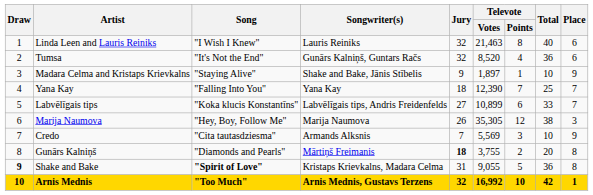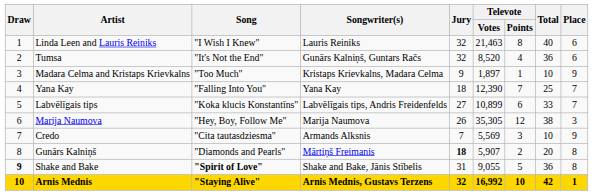(225, 74) "Staying Alive" -> (218, 74) "Too Much"
(362, 74) Shake and Bake, Jānis Stībelis -> (373, 74) Kristaps Krievkalns, Madara Celma
(489, 151) 3,755 -> (489, 151) 5,907
(373, 167) Kristaps Krievkalns, Madara Celma -> (362, 167) Shake and Bake, Jānis Stībelis
(221, 182) "Too Much" -> (227, 182) "Staying Alive"
